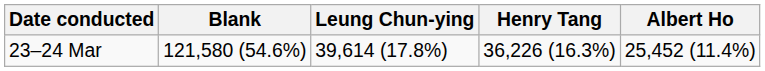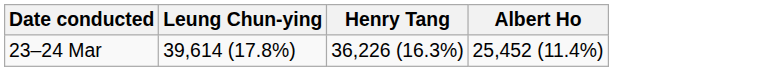- column: (235, 19)
